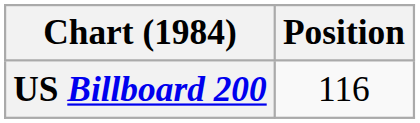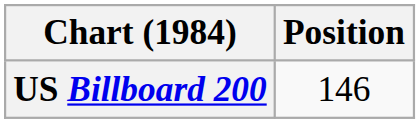(344, 88) 116 -> (344, 88) 146
